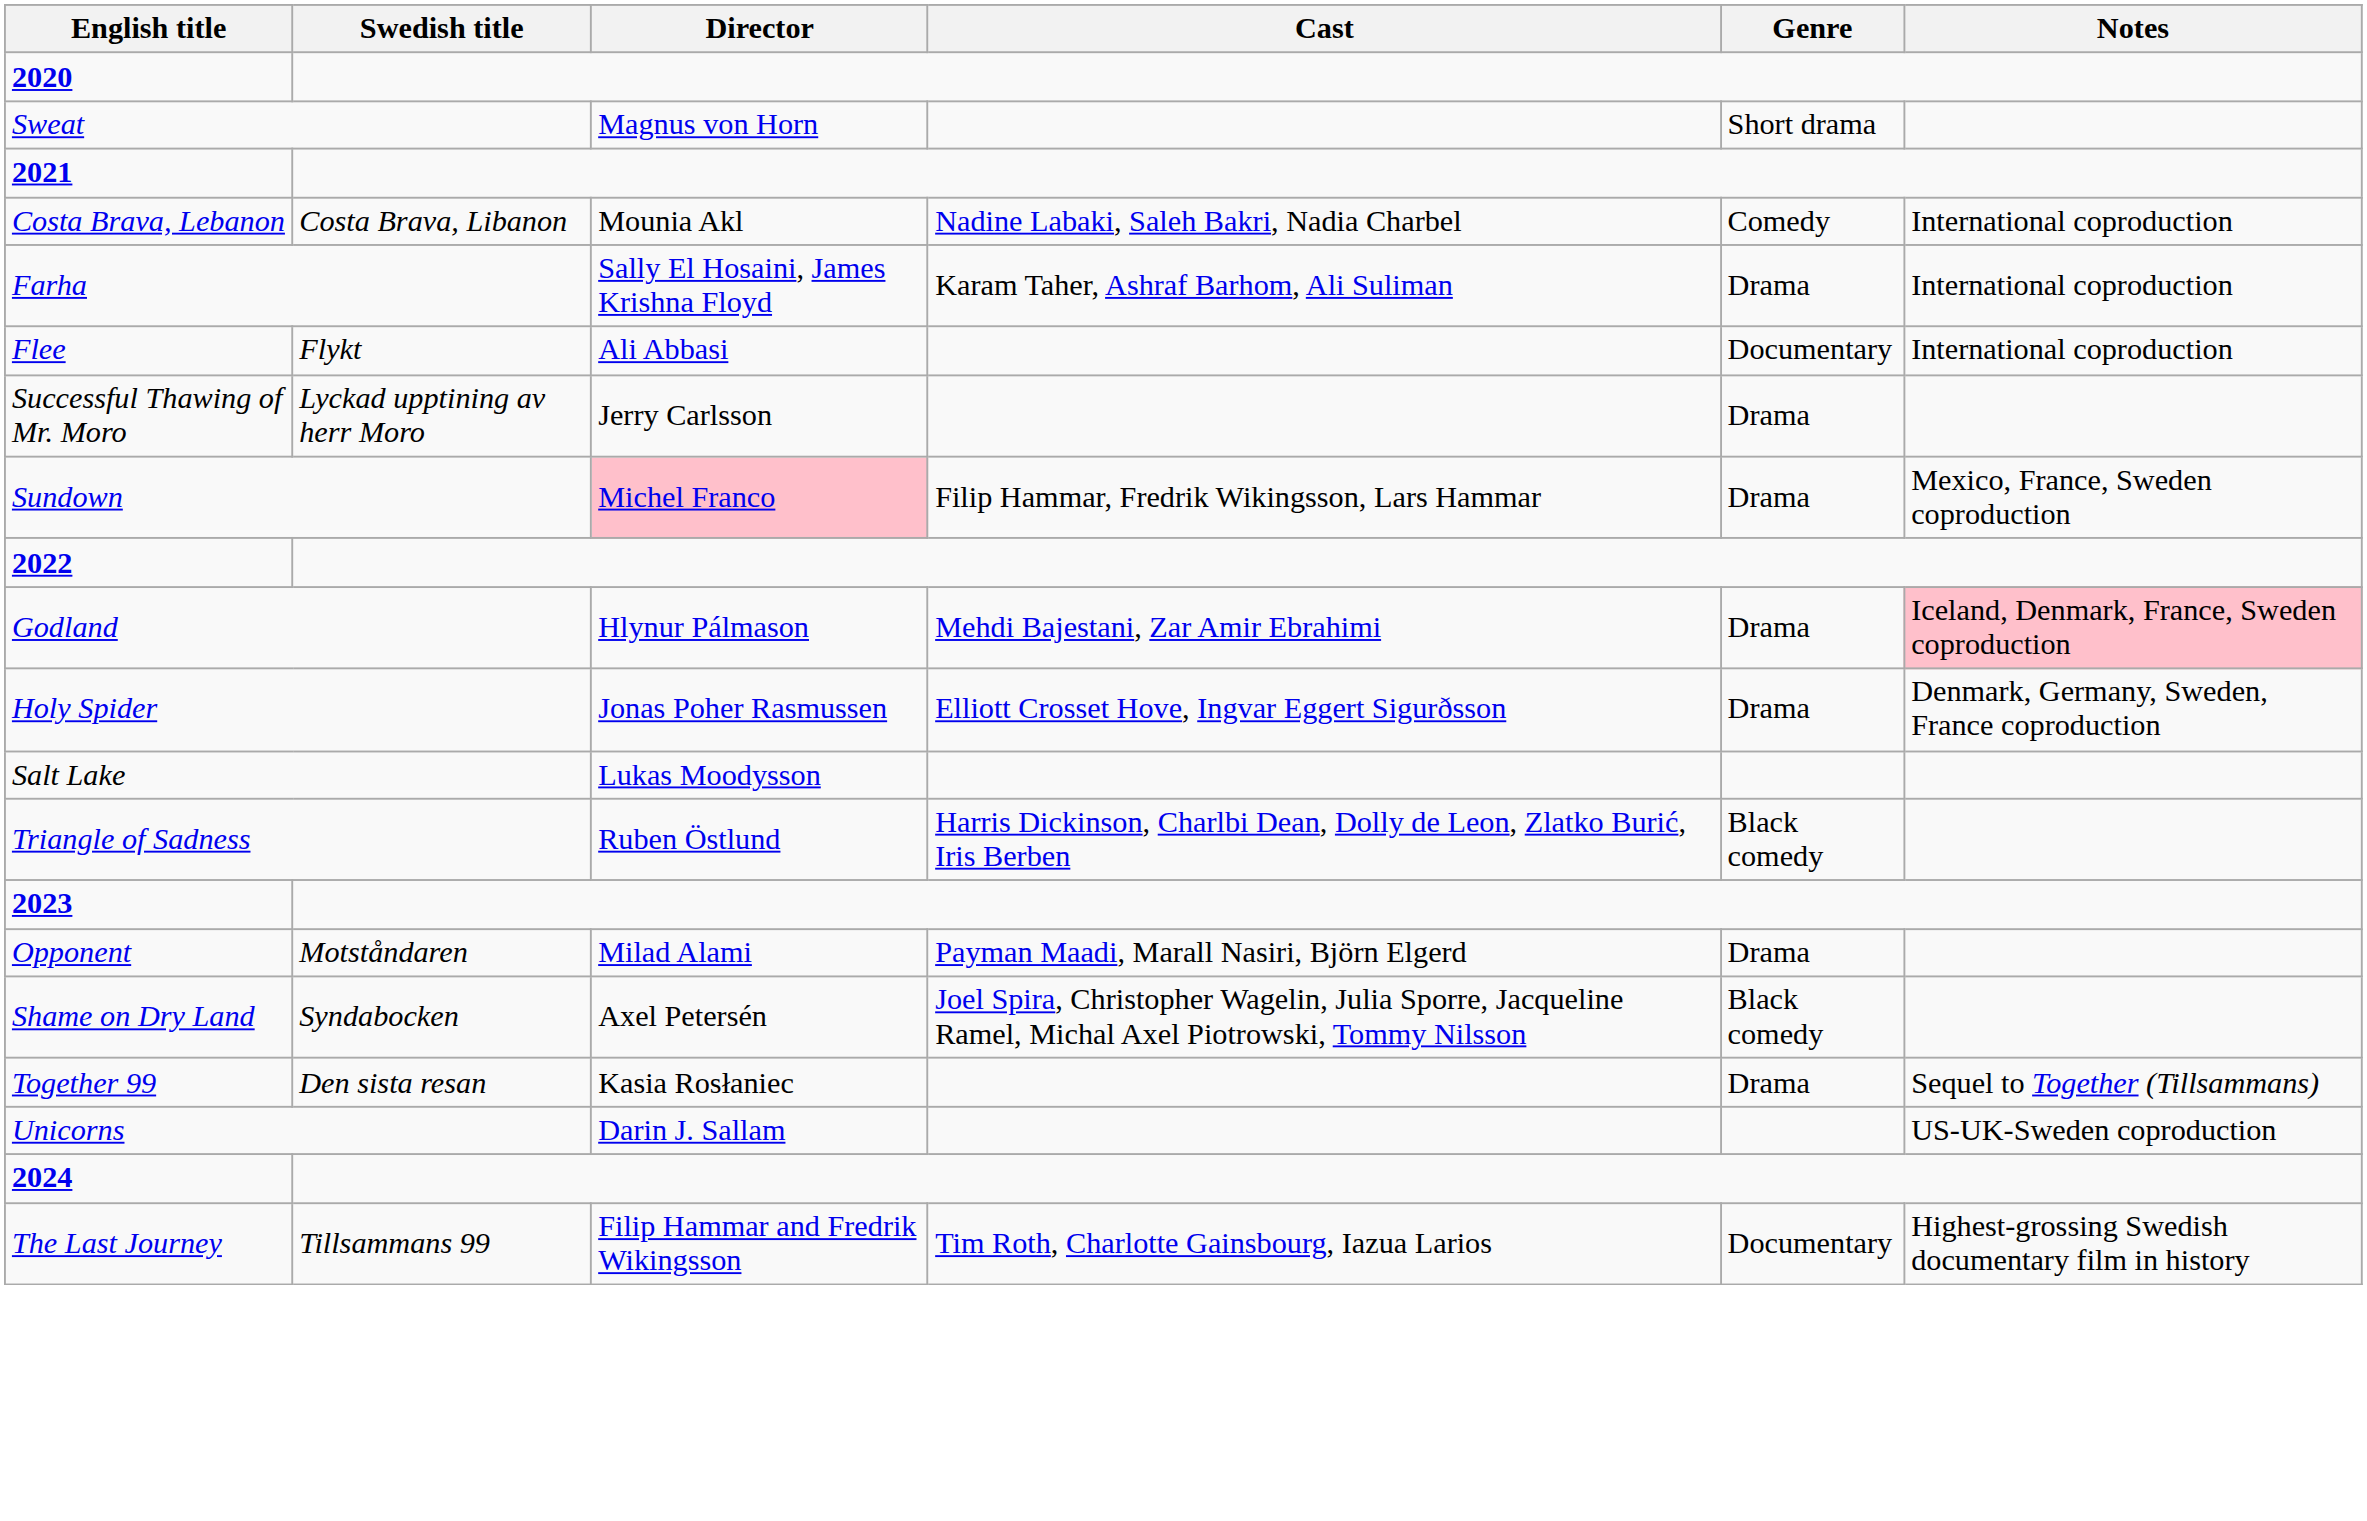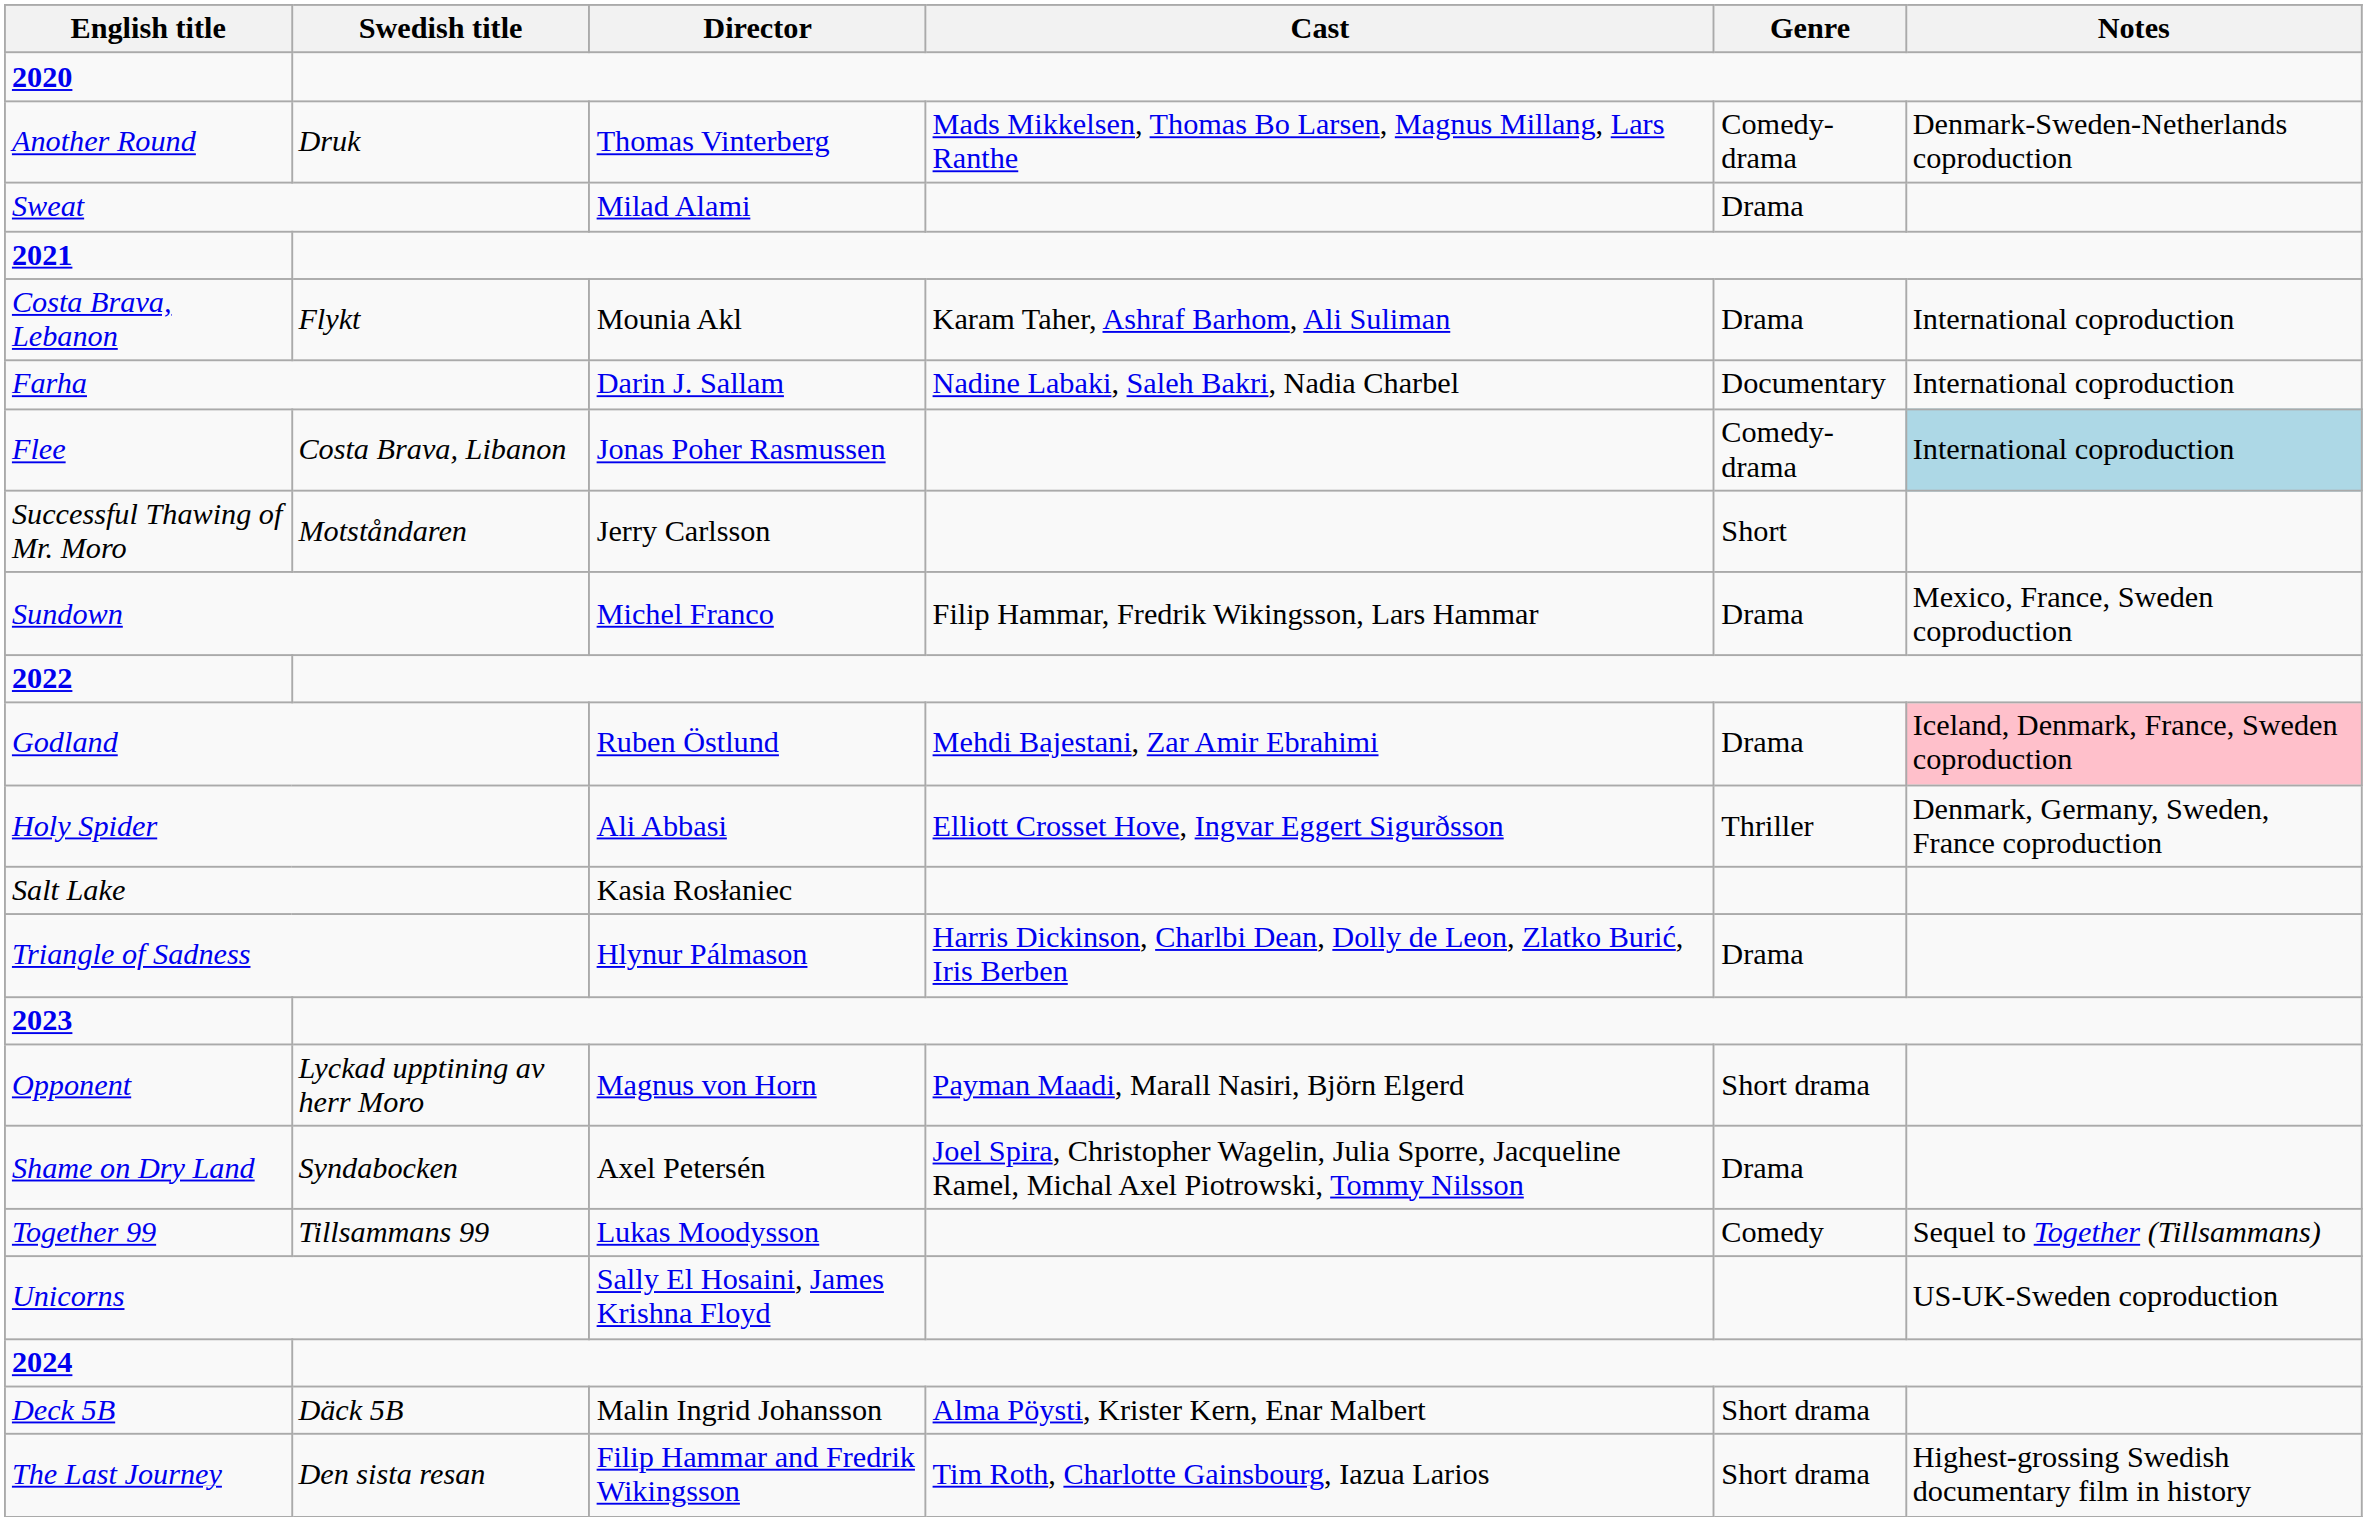+ row: (104, 141)
(708, 124) Magnus von Horn -> (673, 206) Milad Alami
(1802, 124) Short drama -> (1762, 206) Drama
(433, 220) Costa Brava, Libanon -> (329, 319) Flykt
(1198, 220) Nadine Labaki, Saleh Bakri, Nadia Charbel -> (1191, 319) Karam Taher, Ashraf Barhom, Ali Suliman
(1779, 220) Comedy -> (1762, 319) Drama
(742, 285) Sally El Hosaini, James Krishna Floyd -> (690, 384) Darin J. Sallam
(1194, 285) Karam Taher, Ashraf Barhom, Ali Suliman -> (1196, 384) Nadine Labaki, Saleh Bakri, Nadia Charbel
(1769, 285) Drama -> (1804, 384) Documentary
(330, 350) Flykt -> (432, 449) Costa Brava, Libanon
(663, 350) Ali Abbasi -> (741, 449) Jonas Poher Rasmussen
(1810, 350) Documentary -> (1778, 449) Comedy-drama
(2072, 350) no background -> (2074, 449) lightblue background
(422, 415) Lyckad upptining av herr Moro -> (383, 531) Motståndaren
(1769, 415) Drama -> (1754, 531) Short
(687, 497) pink background -> (685, 613) no background
(704, 627) Hlynur Pálmason -> (688, 743) Ruben Östlund
(743, 709) Jonas Poher Rasmussen -> (662, 825) Ali Abbasi
(1769, 709) Drama -> (1768, 825) Thriller
(709, 774) Lukas Moodysson -> (694, 890) Kasia Rosłaniec
(689, 839) Ruben Östlund -> (702, 955) Hlynur Pálmason
(1775, 839) Black comedy -> (1762, 955) Drama
(384, 951) Motståndaren -> (421, 1084) Lyckad upptining av herr Moro
(675, 951) Milad Alami -> (707, 1084) Magnus von Horn
(1769, 951) Drama -> (1796, 1084) Short drama
(1775, 1016) Black comedy -> (1762, 1166) Drama
(393, 1081) Den sista resan -> (394, 1231) Tillsammans 99
(696, 1081) Kasia Rosłaniec -> (708, 1231) Lukas Moodysson
(1769, 1081) Drama -> (1773, 1231) Comedy
(692, 1129) Darin J. Sallam -> (740, 1296) Sally El Hosaini, James Krishna Floyd
+ row: (64, 1409)
(395, 1242) Tillsammans 99 -> (392, 1474) Den sista resan
(1810, 1242) Documentary -> (1796, 1474) Short drama
